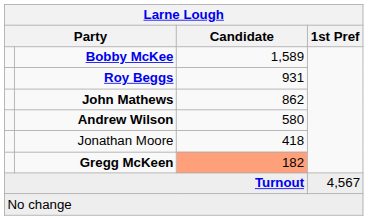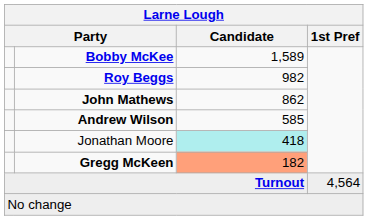(293, 78) 931 -> (293, 78) 982
(293, 120) 580 -> (293, 120) 585
(293, 141) no background -> (293, 141) paleturquoise background
(343, 183) 4,567 -> (343, 183) 4,564
